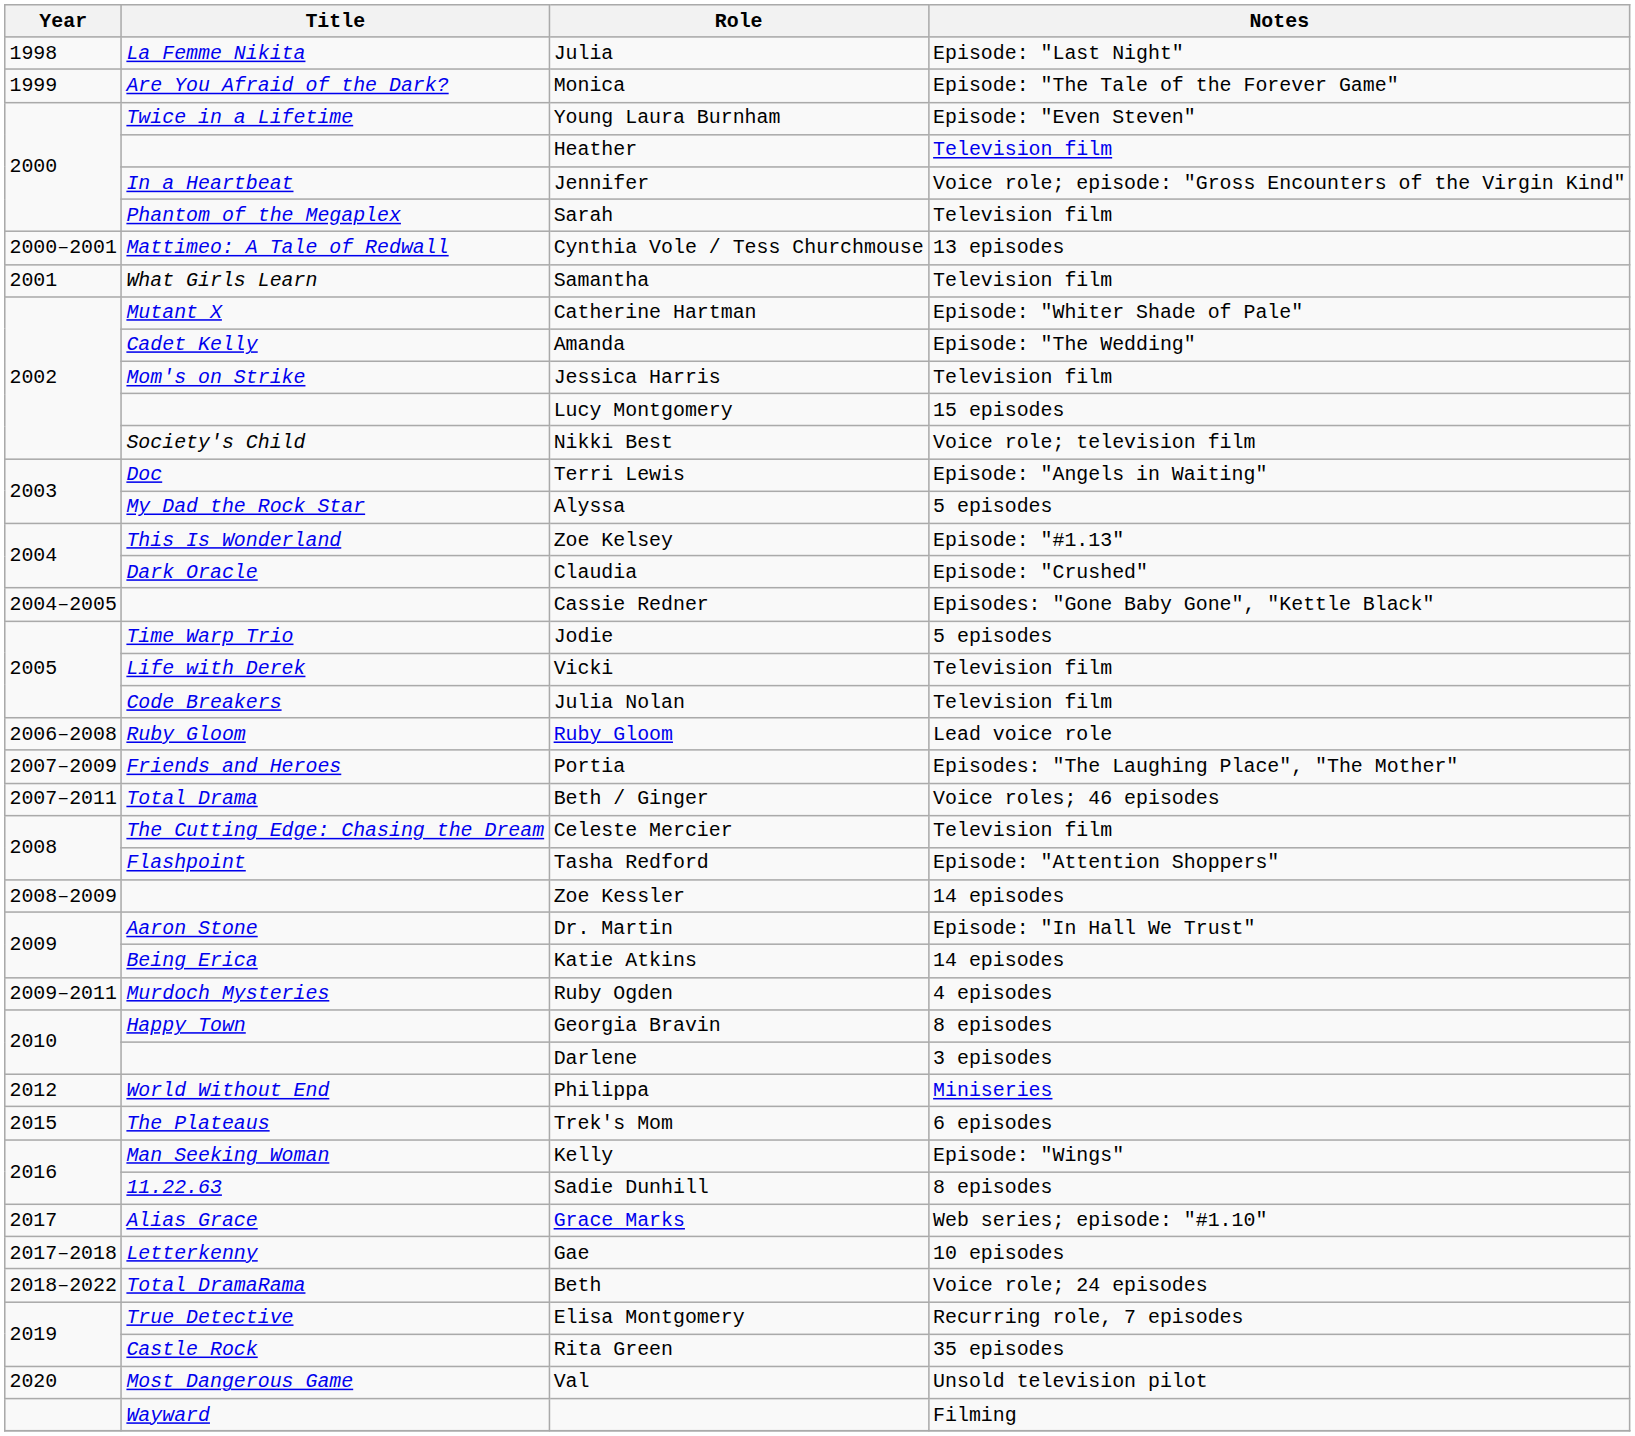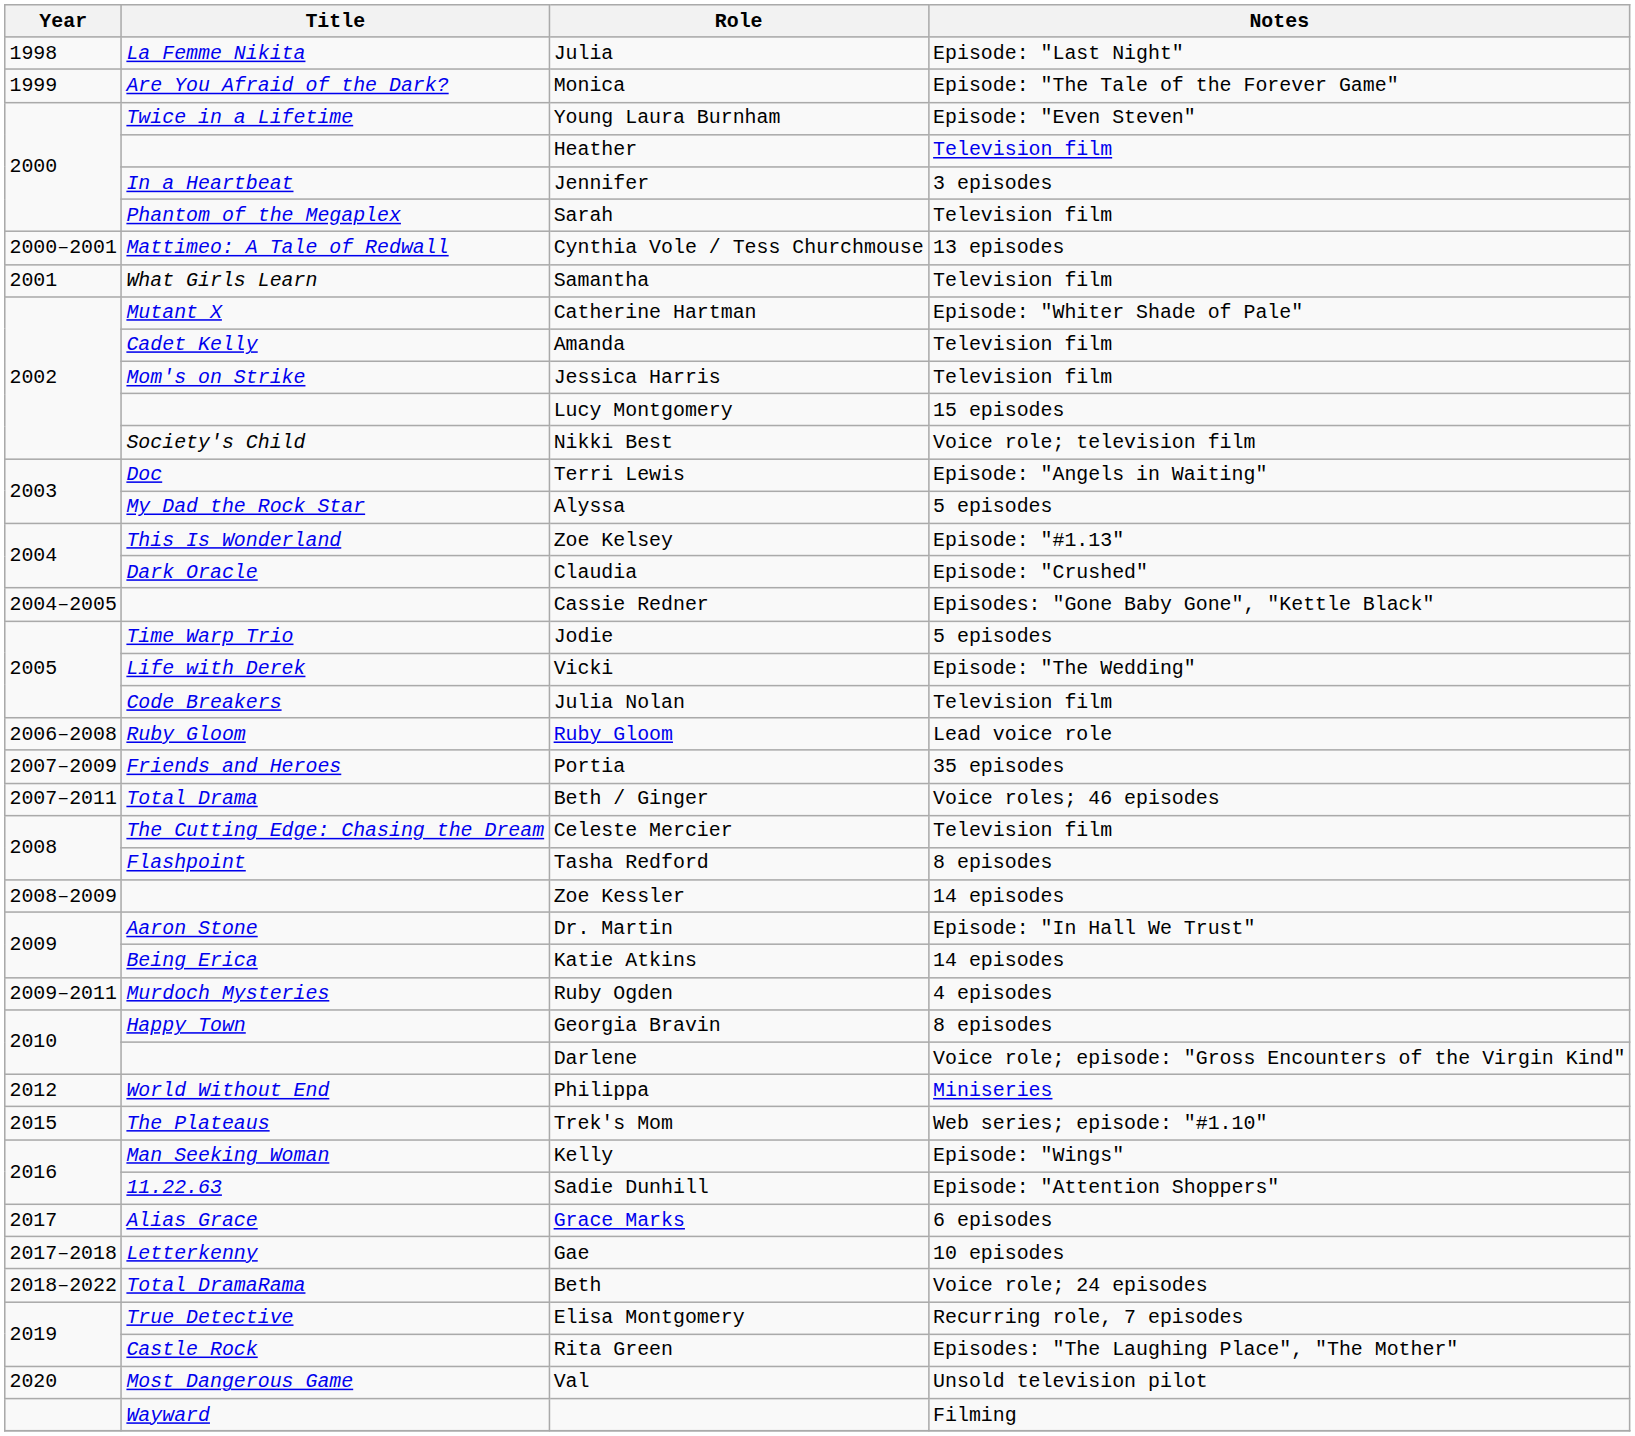(1279, 183) Voice role; episode: "Gross Encounters of the Virgin Kind" -> (993, 183) 3 episodes
(1064, 345) Episode: "The Wedding" -> (1023, 345) Television film
(1023, 669) Television film -> (1064, 669) Episode: "The Wedding"
(1196, 767) Episodes: "The Laughing Place", "The Mother" -> (999, 767) 35 episodes
(1106, 864) Episode: "Attention Shoppers" -> (993, 864) 8 episodes
(993, 1058) 3 episodes -> (1279, 1058) Voice role; episode: "Gross Encounters of the Virgin Kind"
(993, 1123) 6 episodes -> (1100, 1123) Web series; episode: "#1.10"
(993, 1188) 8 episodes -> (1106, 1188) Episode: "Attention Shoppers"
(1100, 1220) Web series; episode: "#1.10" -> (993, 1220) 6 episodes
(999, 1350) 35 episodes -> (1196, 1350) Episodes: "The Laughing Place", "The Mother"
